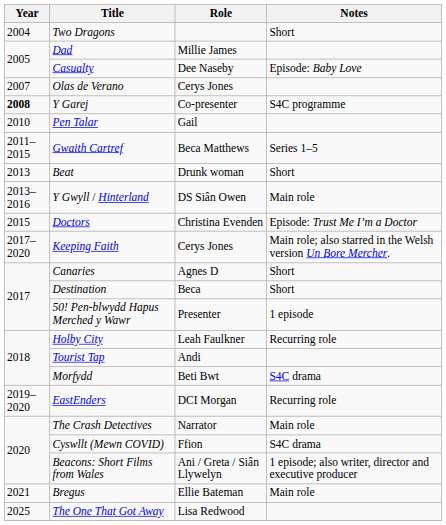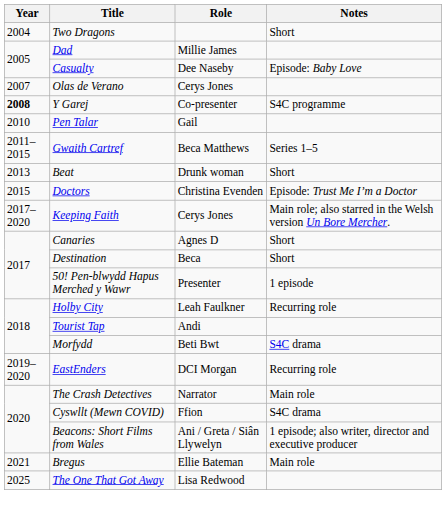- row: (101, 197)
